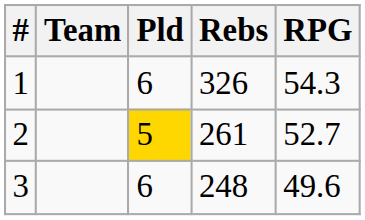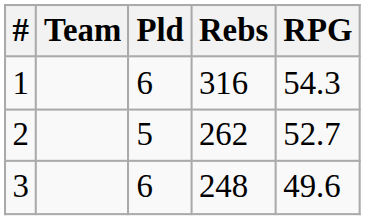(224, 82) 326 -> (224, 82) 316
(145, 134) gold background -> (145, 134) no background
(224, 134) 261 -> (224, 134) 262
